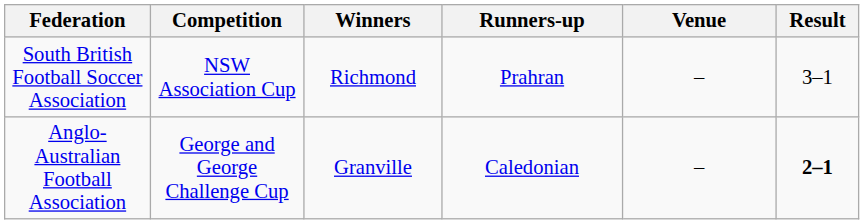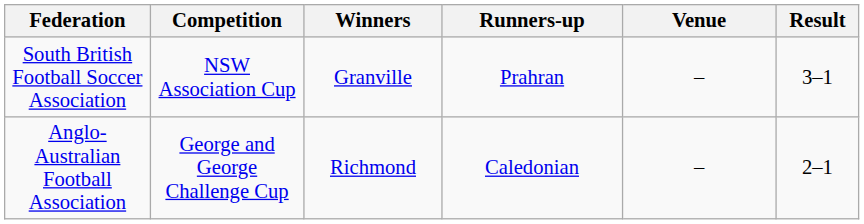(373, 76) Richmond -> (373, 76) Granville
(373, 167) Granville -> (373, 167) Richmond
(817, 167) bold -> (817, 167) normal
